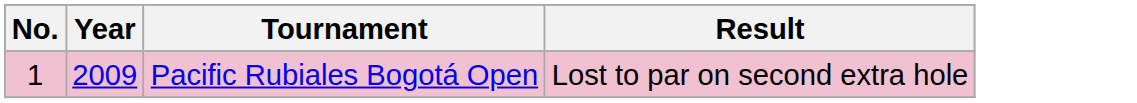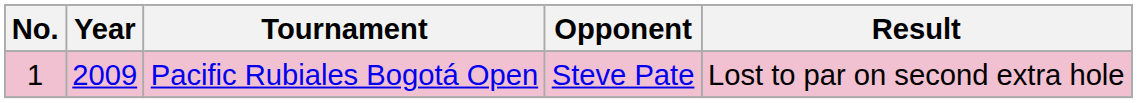+ column: (623, 28)
